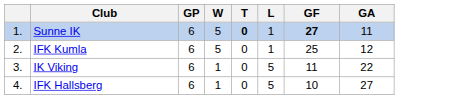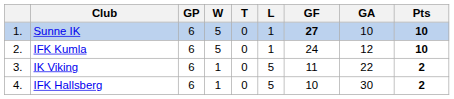+ column: (422, 13)
(244, 31) bold -> (244, 31) normal
(367, 31) 11 -> (367, 31) 10
(312, 49) 25 -> (312, 49) 24
(367, 85) 27 -> (367, 85) 30
